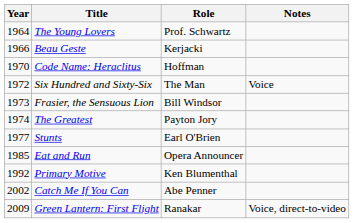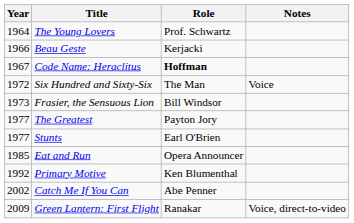(18, 66) 1970 -> (18, 66) 1967
(184, 66) normal -> (185, 66) bold
(18, 119) 1974 -> (18, 119) 1977
